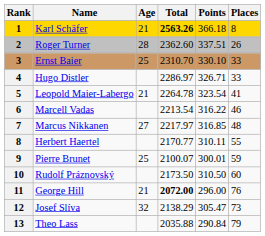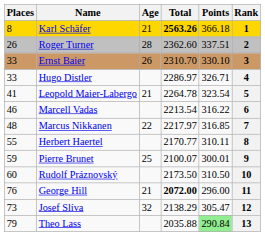columns swapped: (19, 12) <-> (245, 12)
(143, 61) 25 -> (147, 61) 26
(143, 126) 27 -> (147, 126) 22
(212, 223) no background -> (216, 223) lightgreen background
